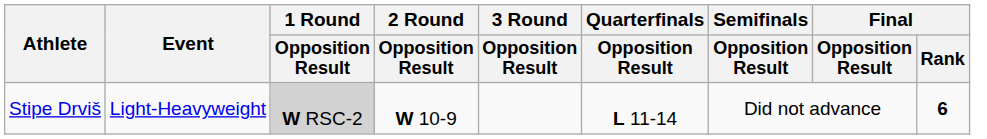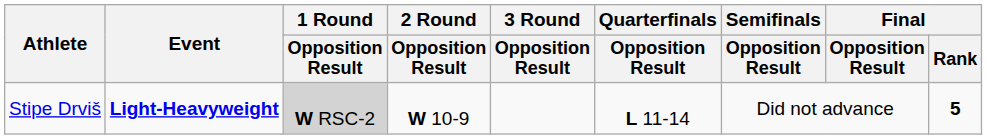(188, 109) normal -> (194, 109) bold
(943, 109) 6 -> (955, 109) 5
